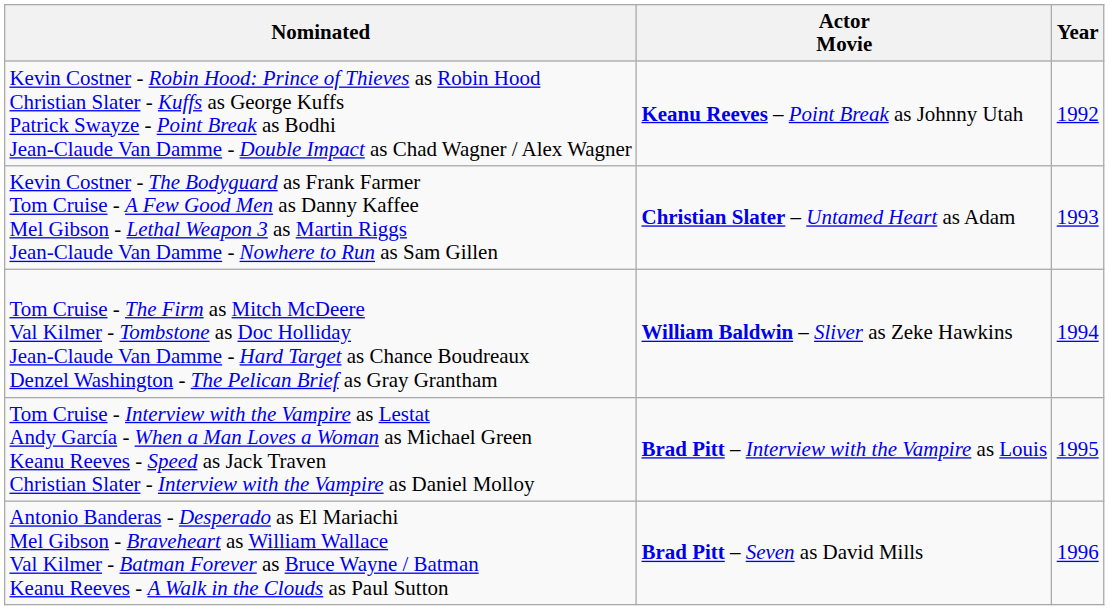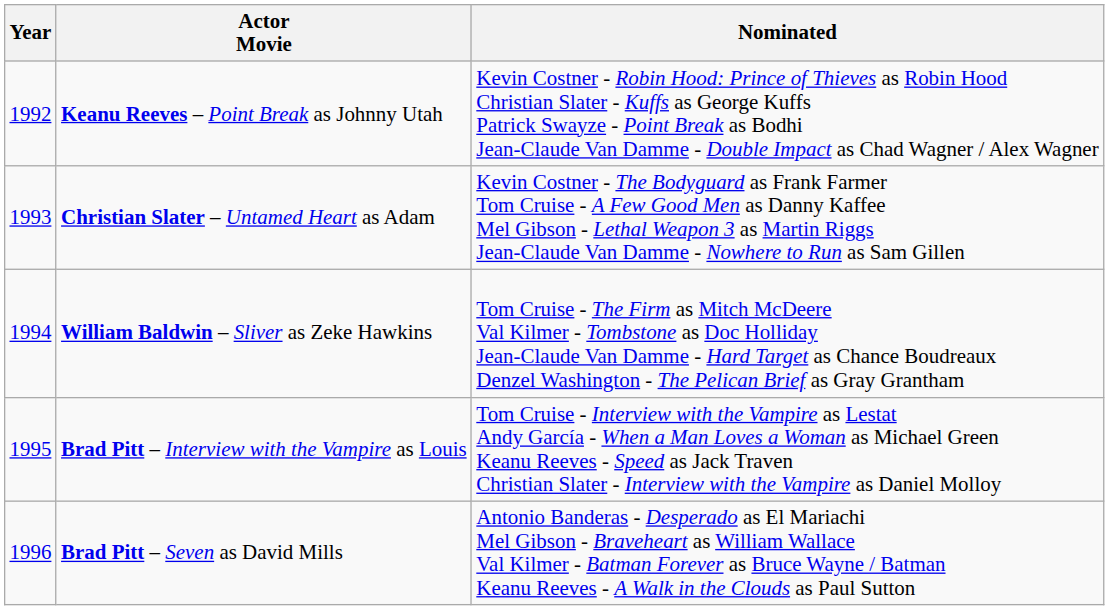columns swapped: (1078, 32) <-> (321, 32)
